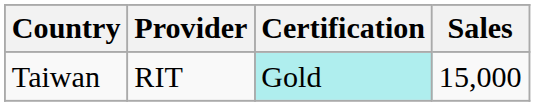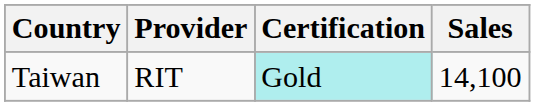(480, 76) 15,000 -> (480, 76) 14,100
